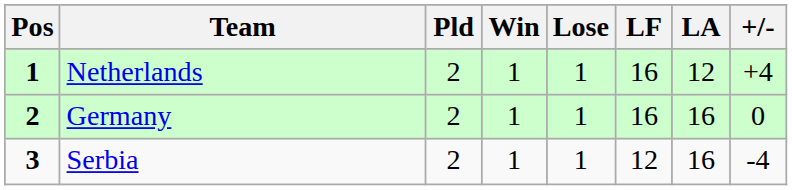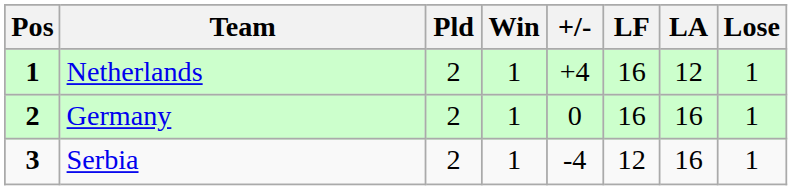columns swapped: (581, 26) <-> (758, 26)
